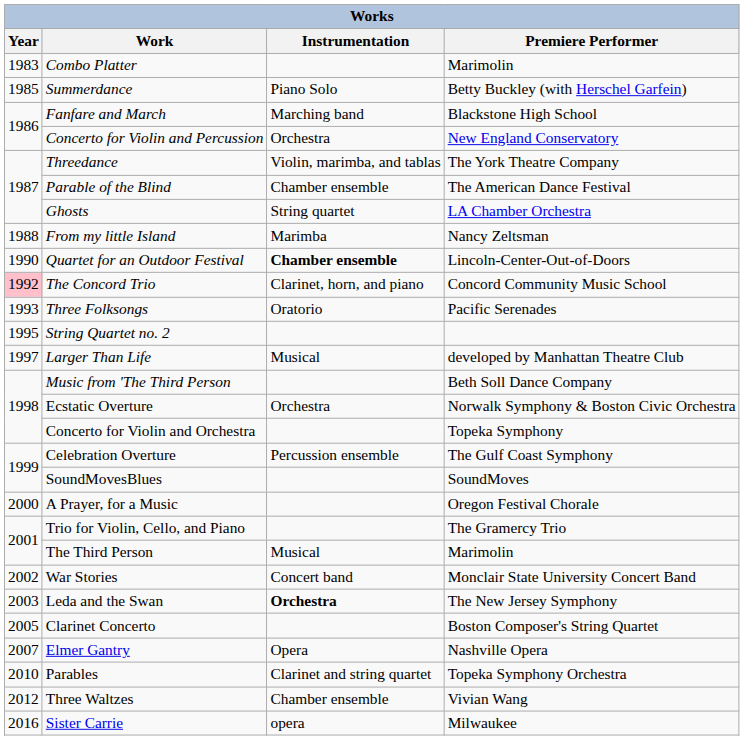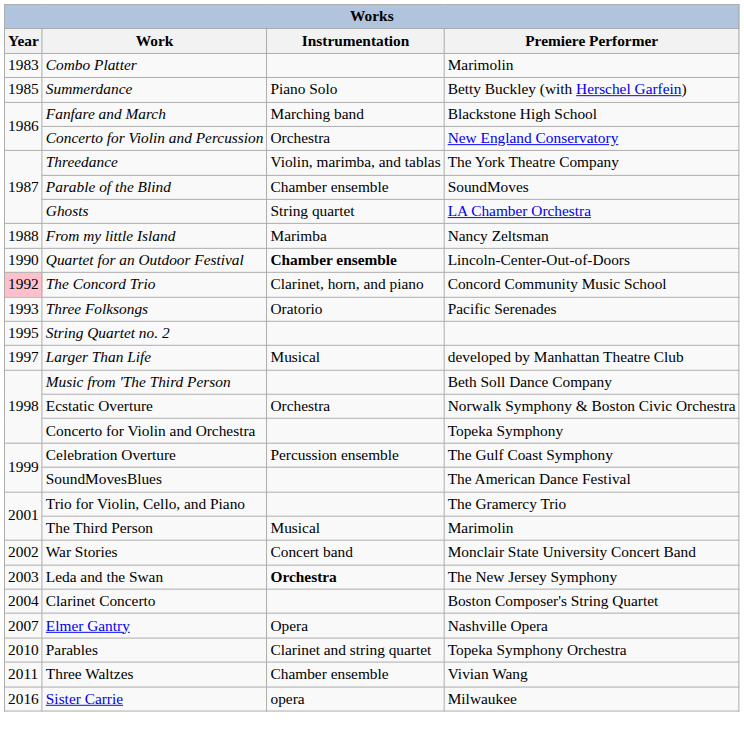(539, 187) The American Dance Festival -> (488, 187) SoundMoves
(488, 479) SoundMoves -> (539, 479) The American Dance Festival
- row: (112, 503)
(23, 625) 2005 -> (23, 601) 2004
(23, 698) 2012 -> (23, 674) 2011
